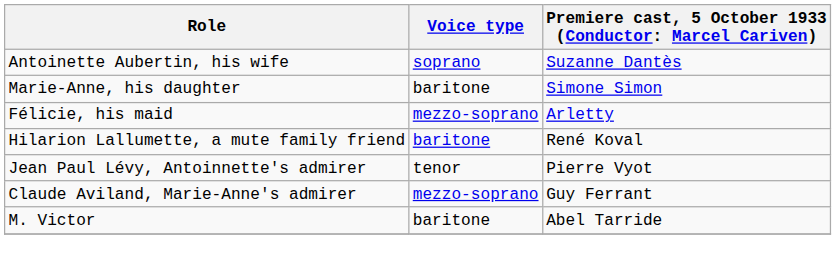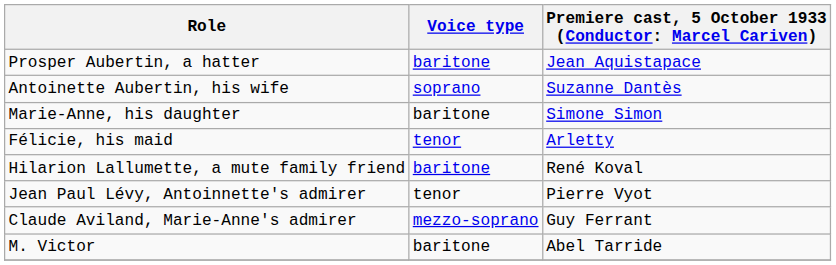+ row: (134, 63)
(476, 115) mezzo-soprano -> (437, 141) tenor
